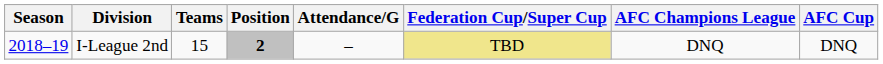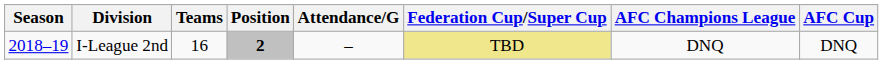(199, 45) 15 -> (199, 45) 16
